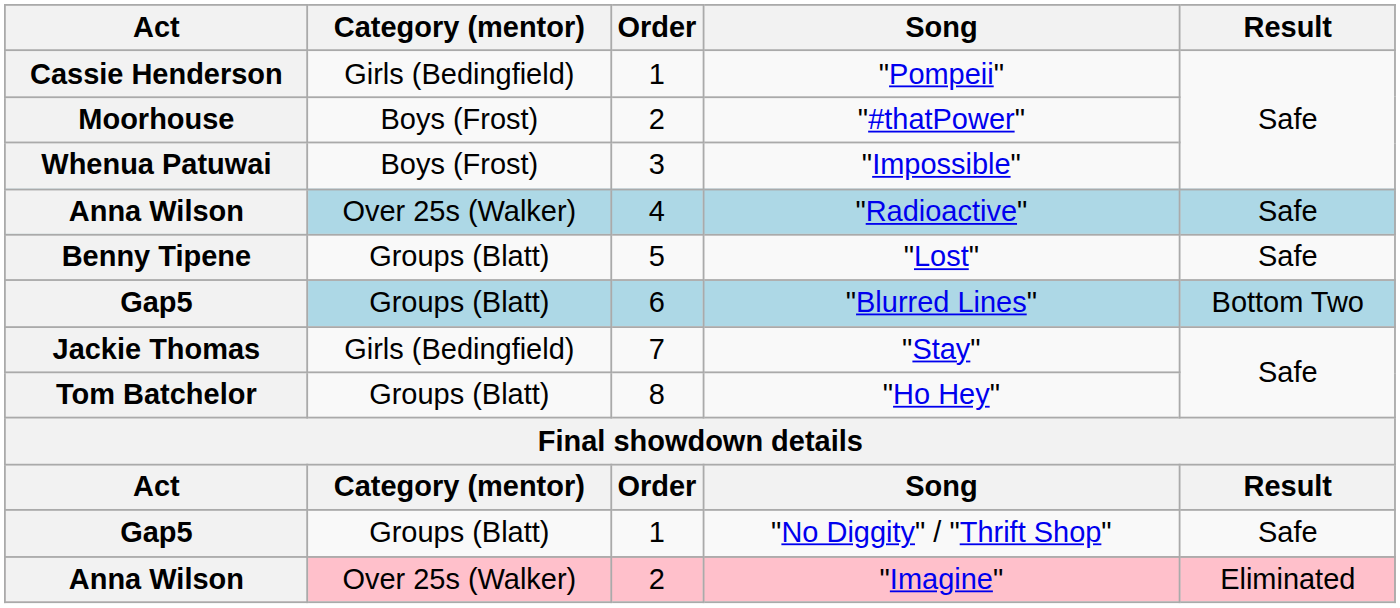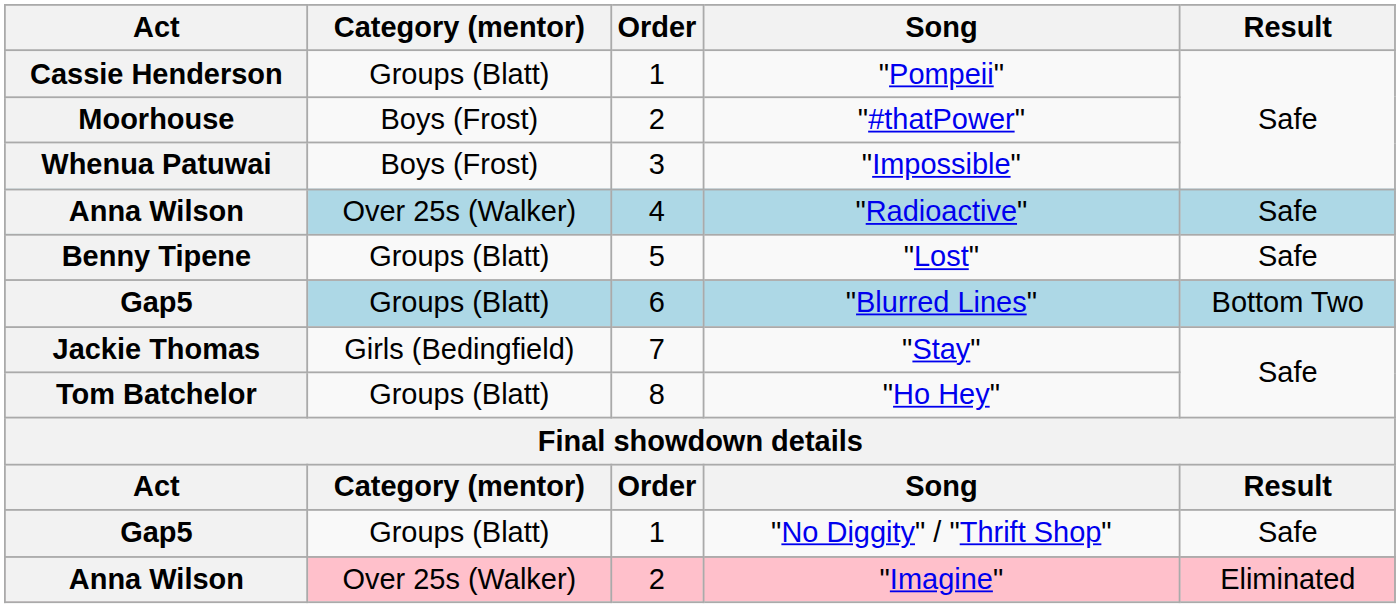(459, 73) Girls (Bedingfield) -> (459, 73) Groups (Blatt)
